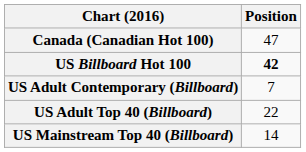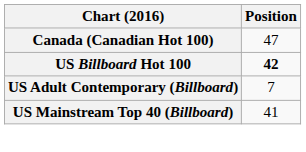- row: (123, 111)
(271, 135) 14 -> (271, 111) 41
